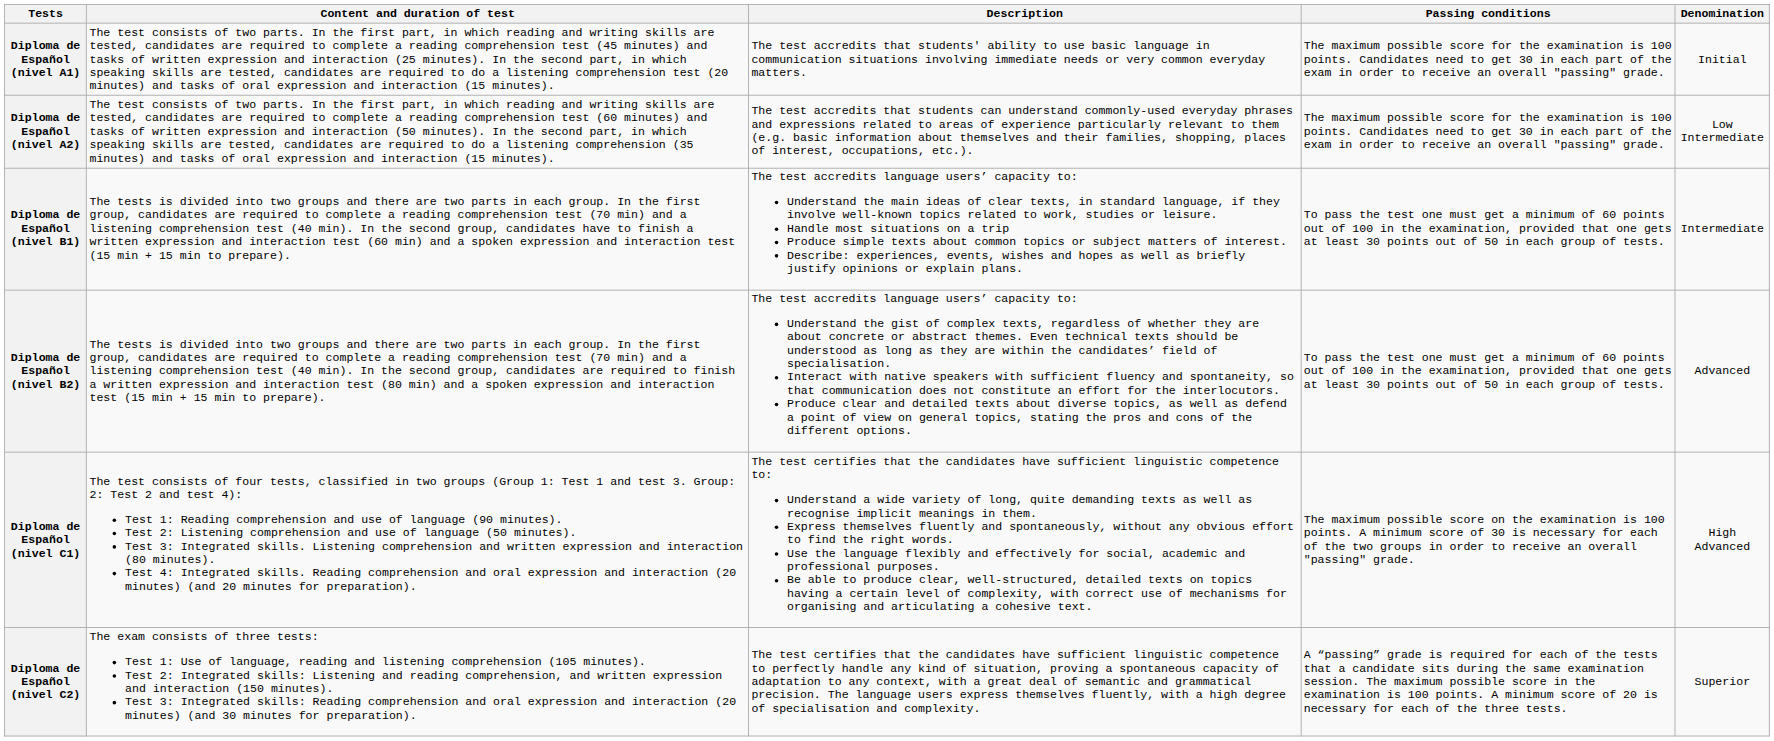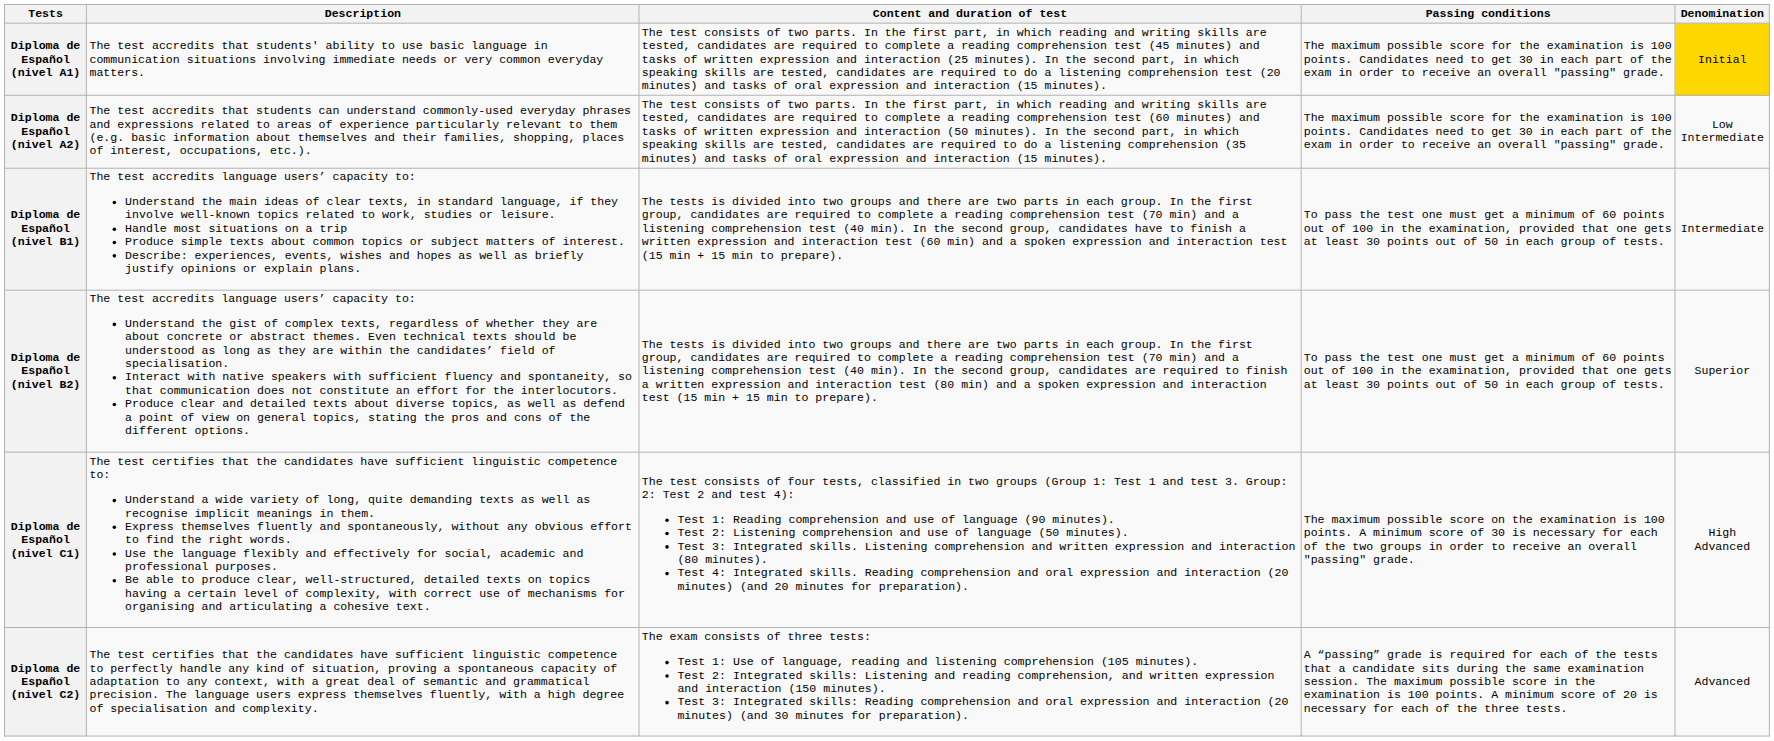columns swapped: (1025, 14) <-> (418, 14)
(1722, 59) no background -> (1722, 59) gold background
(1722, 371) Advanced -> (1722, 371) Superior
(1722, 682) Superior -> (1722, 682) Advanced
